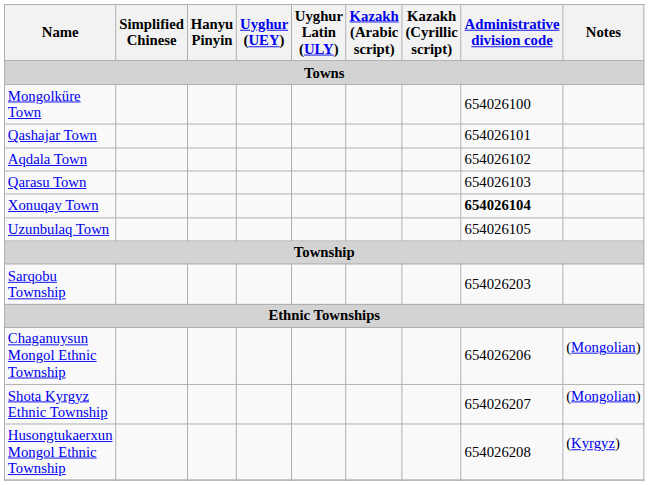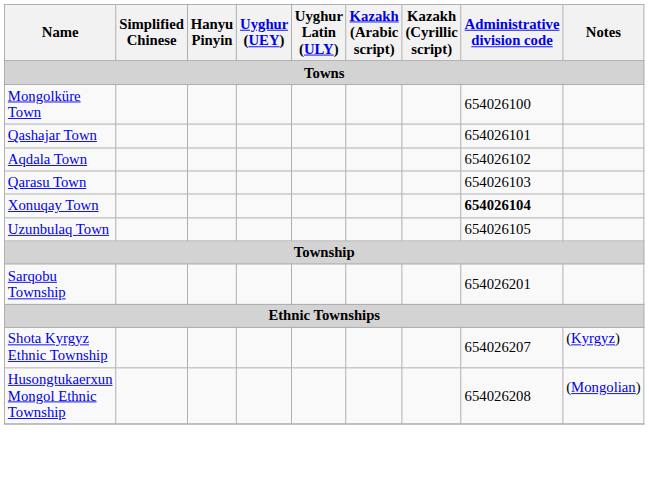(498, 284) 654026203 -> (498, 284) 654026201
- row: (52, 355)
(603, 395) (Mongolian) -> (593, 339) (Kyrgyz)
(593, 443) (Kyrgyz) -> (603, 387) (Mongolian)
